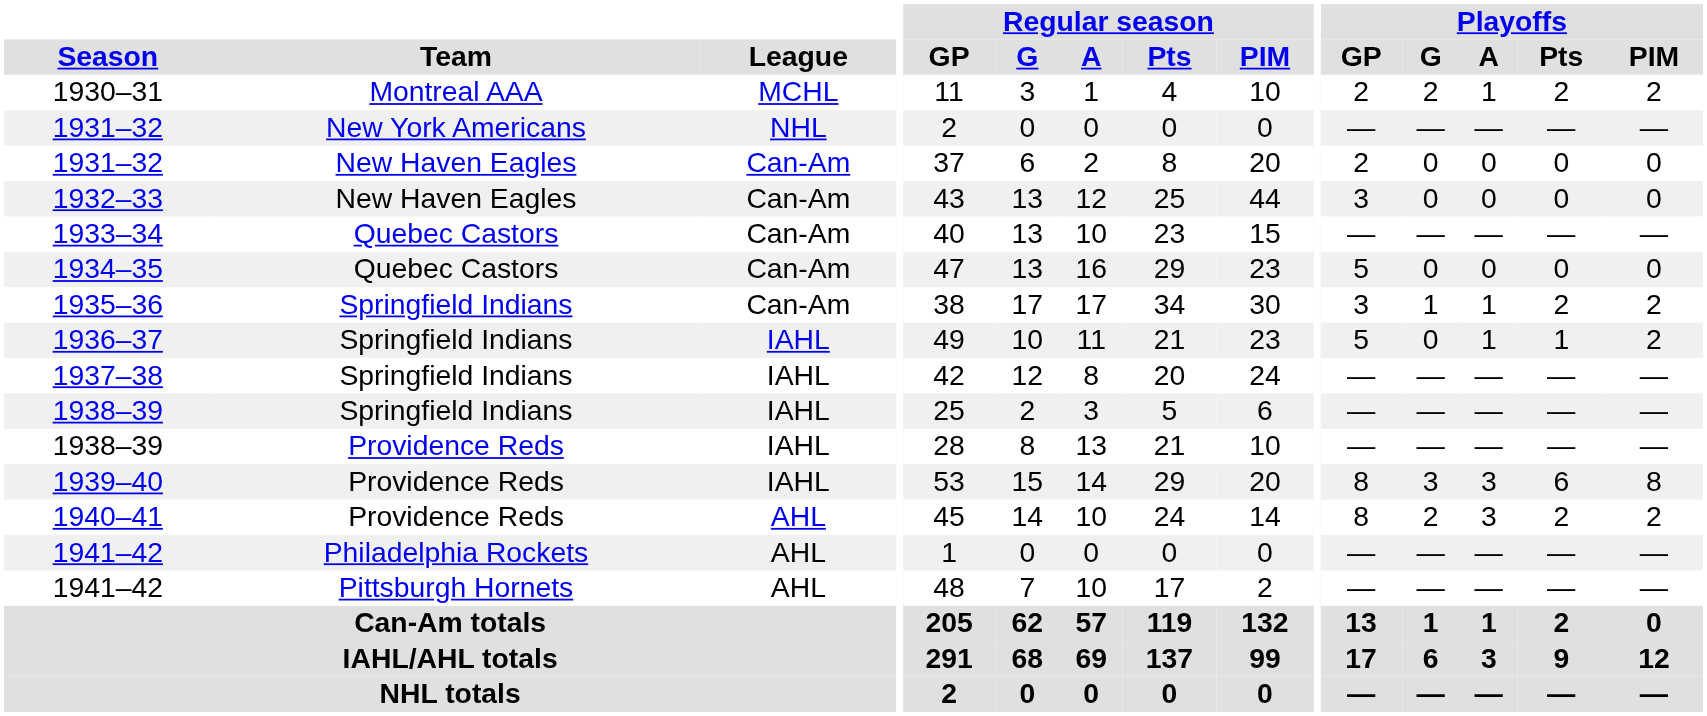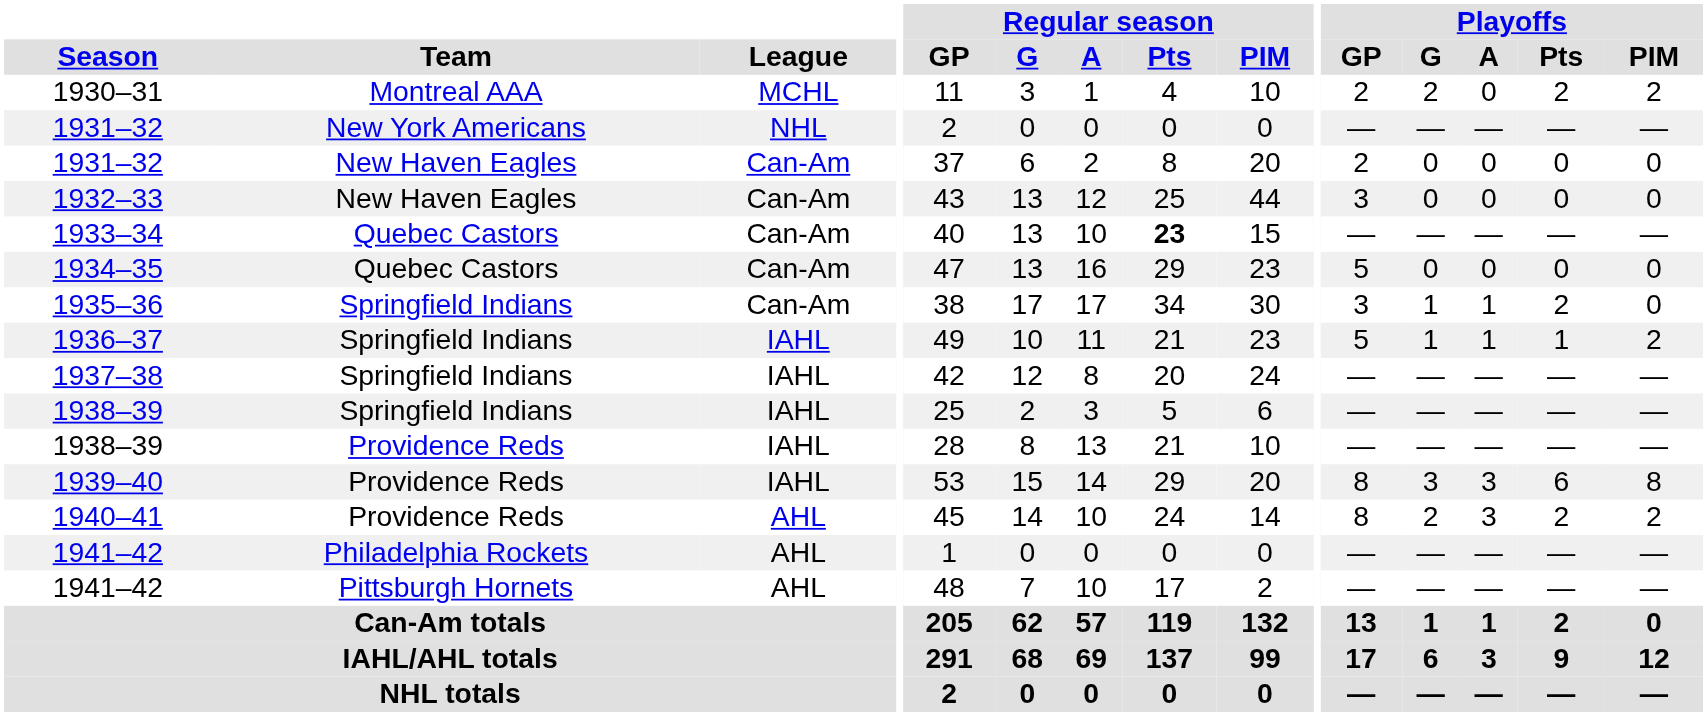(1489, 92) 1 -> (1489, 92) 0
(1169, 233) normal -> (1169, 233) bold
(1654, 304) 2 -> (1654, 304) 0
(1431, 339) 0 -> (1431, 339) 1
